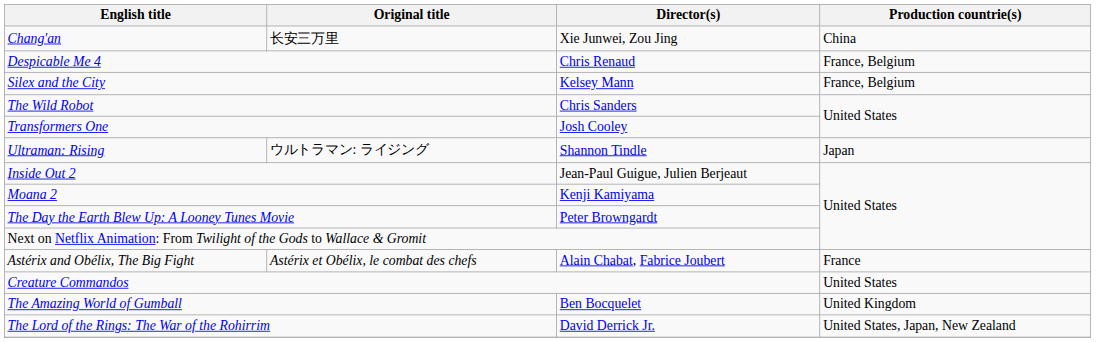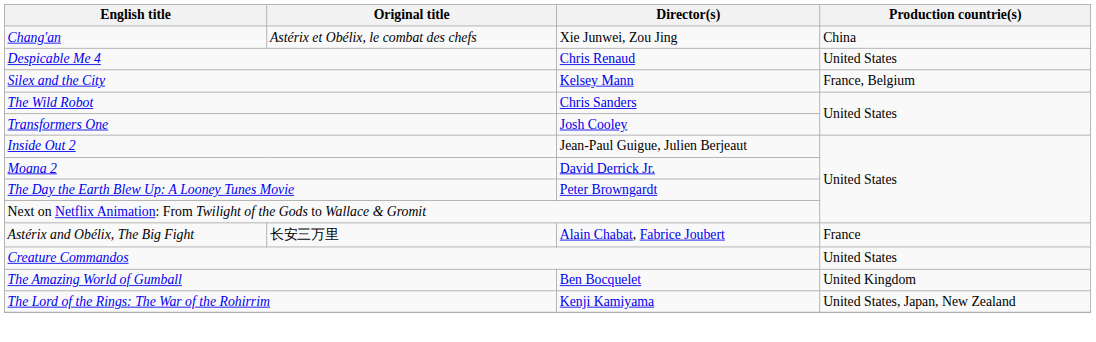(304, 38) 长安三万里 -> (373, 37) Astérix et Obélix, le combat des chefs
(869, 61) France, Belgium -> (860, 59) United States
- row: (56, 150)
(607, 195) Kenji Kamiyama -> (607, 168) David Derrick Jr.
(373, 260) Astérix et Obélix, le combat des chefs -> (304, 234) 长安三万里
(607, 326) David Derrick Jr. -> (607, 301) Kenji Kamiyama
